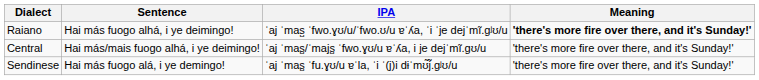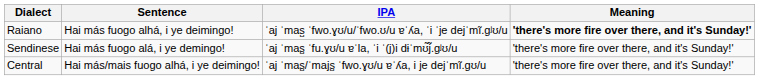rows swapped: (25, 48) <-> (33, 65)
